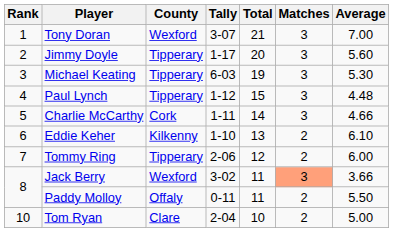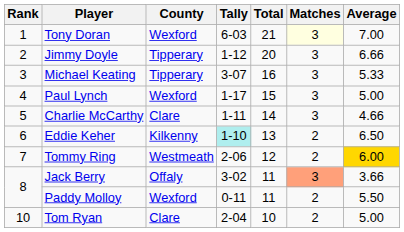(223, 34) 3-07 -> (234, 34) 6-03
(304, 34) no background -> (315, 34) lightyellow background
(223, 55) 1-17 -> (234, 55) 1-12
(361, 55) 5.60 -> (372, 55) 6.66
(223, 75) 6-03 -> (234, 75) 3-07
(258, 75) 19 -> (269, 75) 16
(361, 75) 5.30 -> (372, 75) 5.33
(176, 95) Tipperary -> (173, 95) Wexford
(223, 95) 1-12 -> (234, 95) 1-17
(361, 95) 4.48 -> (372, 95) 5.00
(163, 116) Cork -> (165, 116) Clare
(223, 136) no background -> (234, 136) paleturquoise background
(361, 136) 6.10 -> (372, 136) 6.50
(176, 156) Tipperary -> (182, 156) Westmeath
(361, 156) no background -> (372, 156) gold background
(173, 177) Wexford -> (166, 177) Offaly
(166, 197) Offaly -> (173, 197) Wexford
